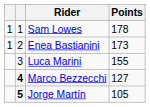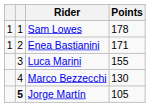(120, 45) 173 -> (120, 45) 171
(20, 78) bold -> (20, 78) normal
(120, 78) 127 -> (120, 78) 130
